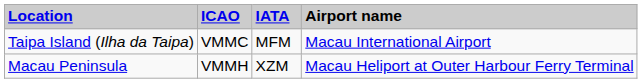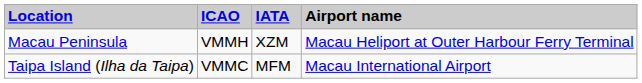rows swapped: (101, 41) <-> (68, 66)
